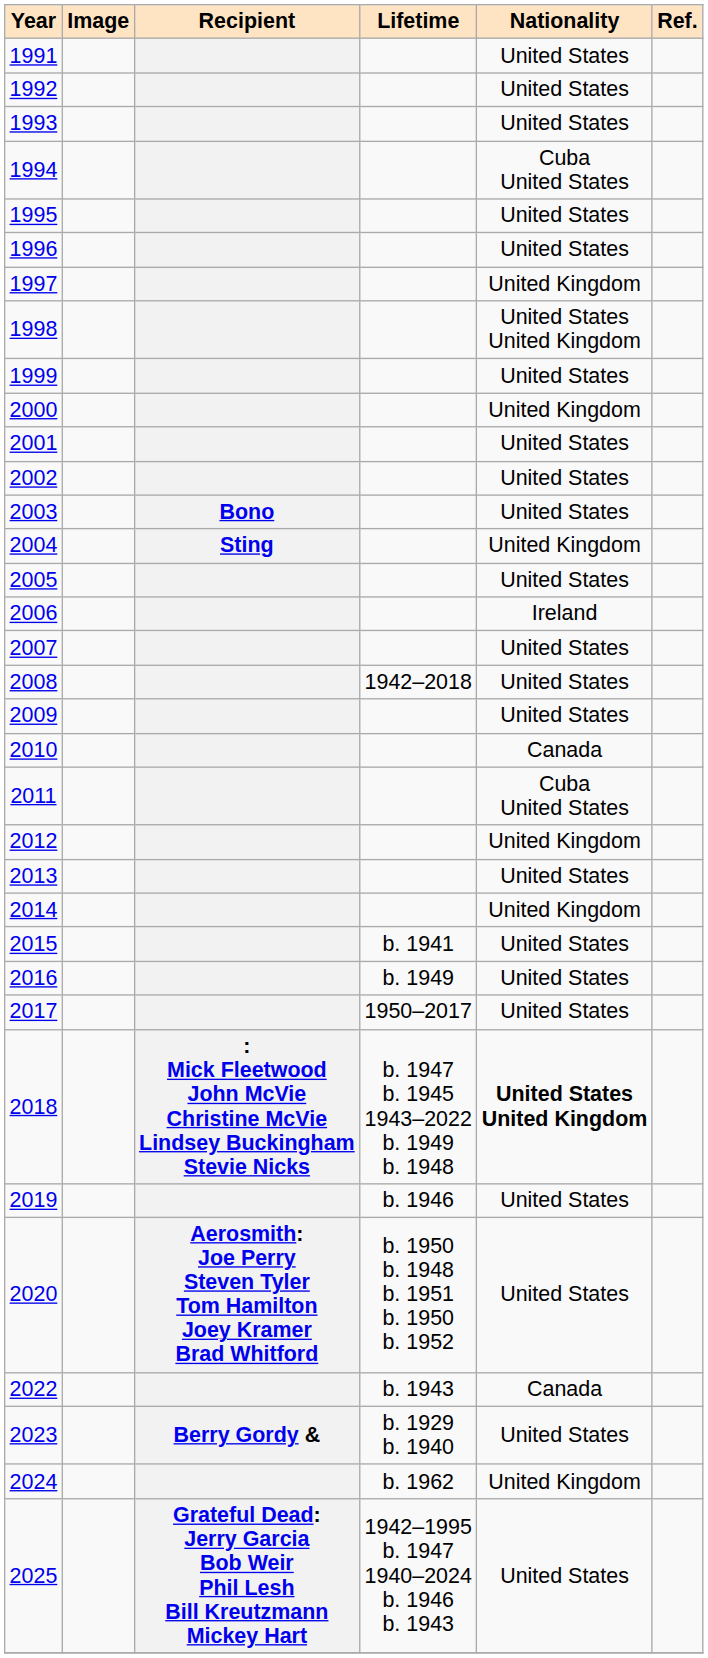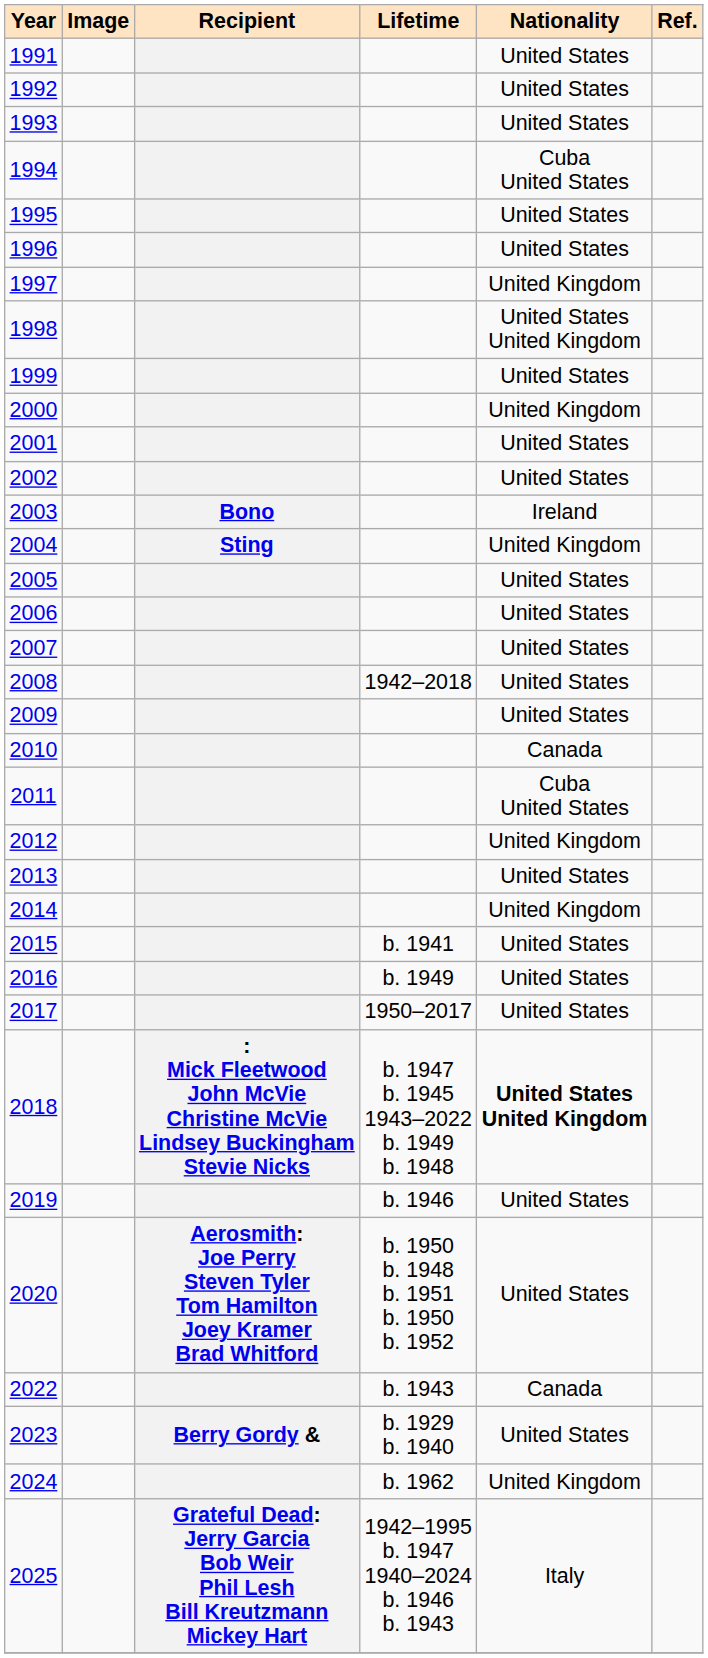(565, 511) United States -> (565, 511) Ireland
(565, 613) Ireland -> (565, 613) United States
(565, 1575) United States -> (565, 1575) Italy
